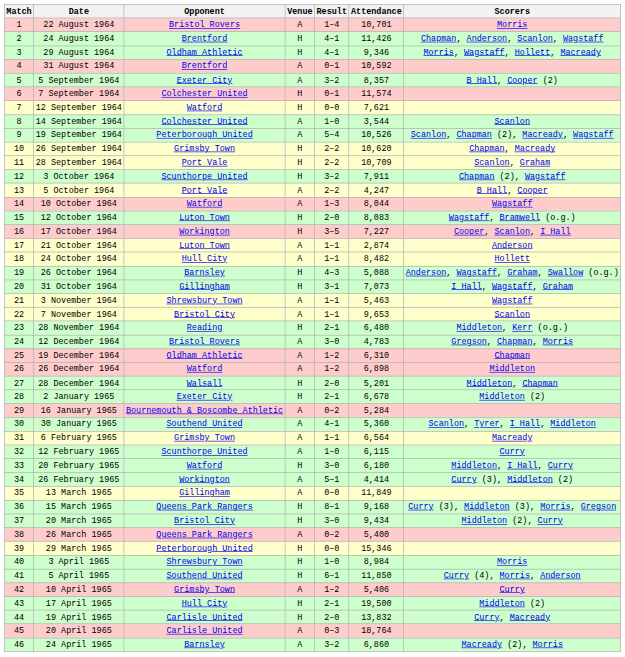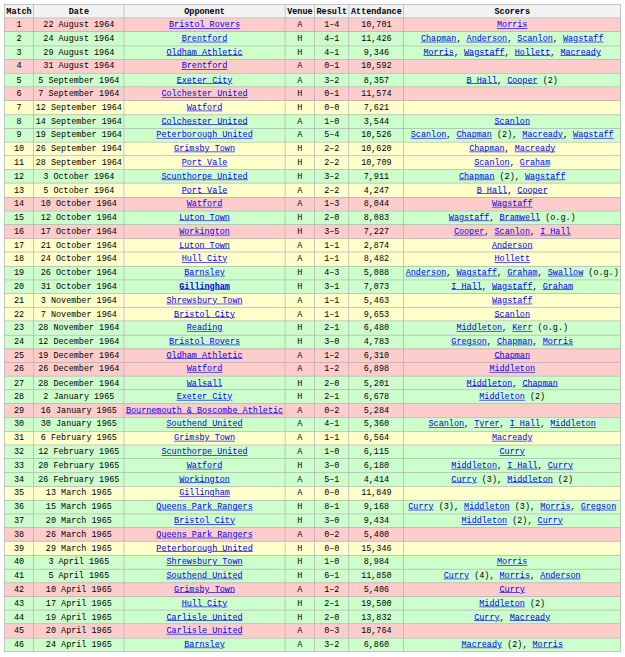(205, 287) normal -> (205, 287) bold
(300, 342) A -> (300, 342) H
